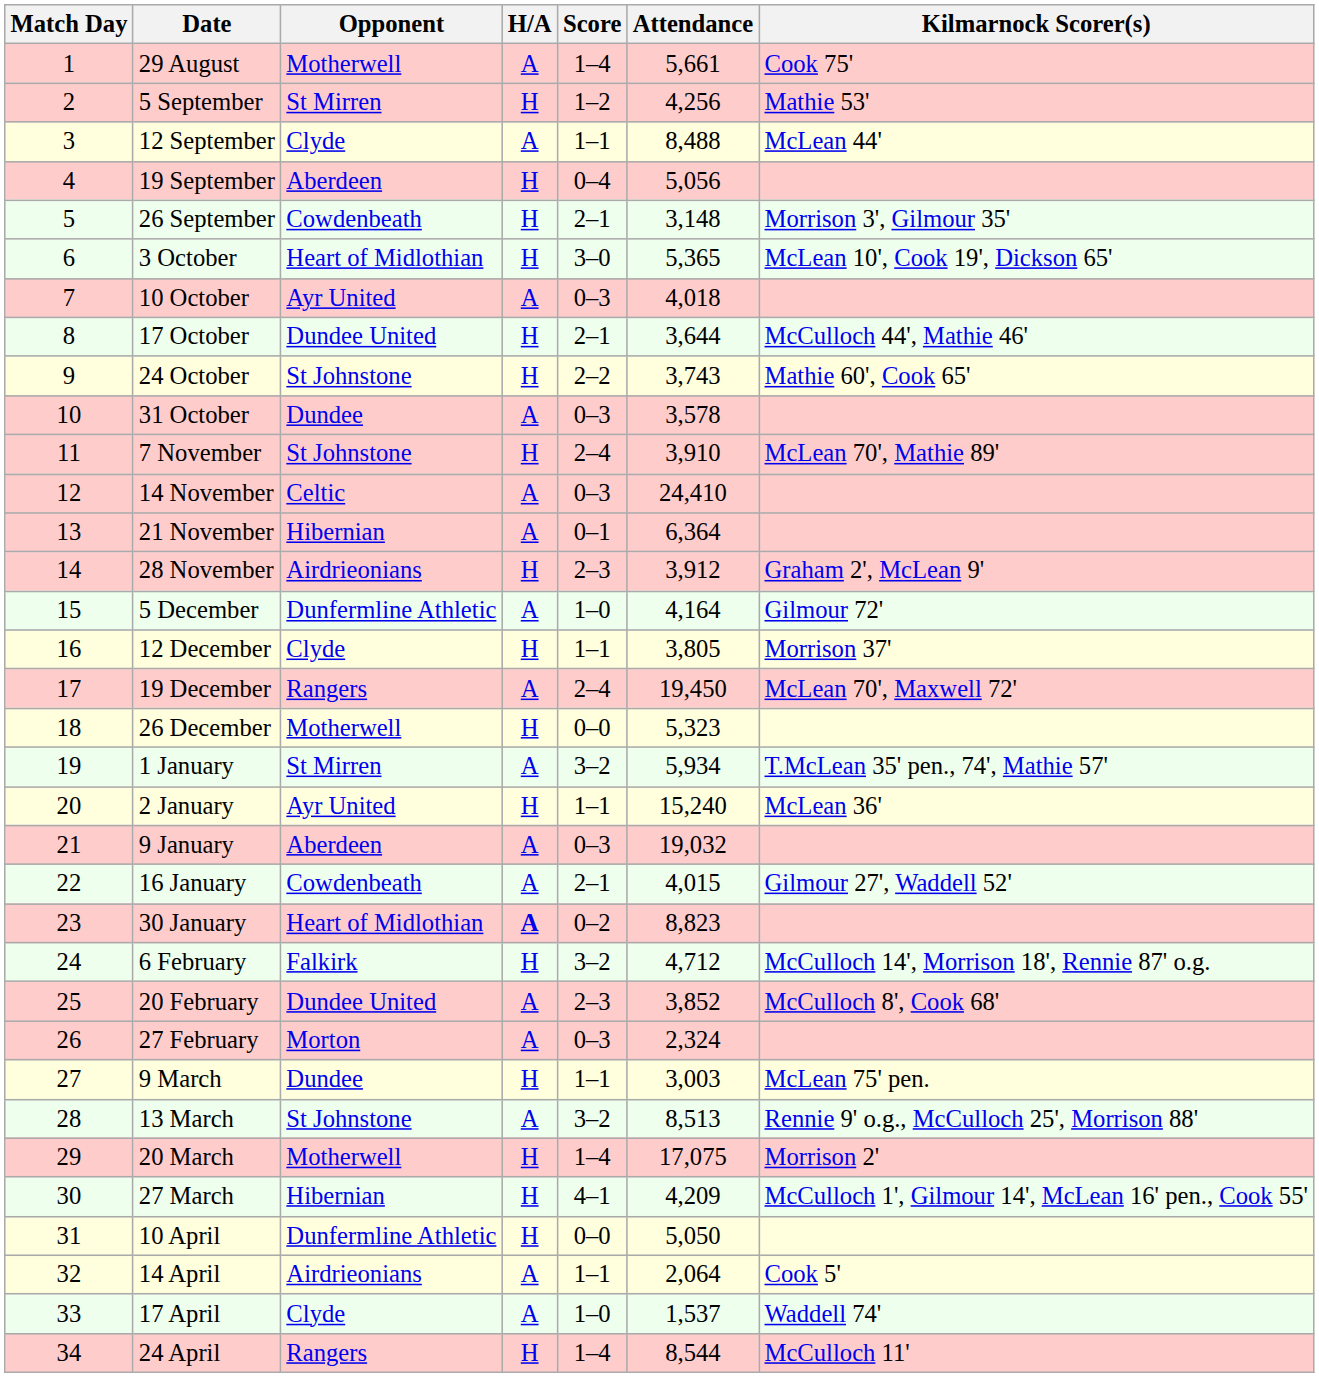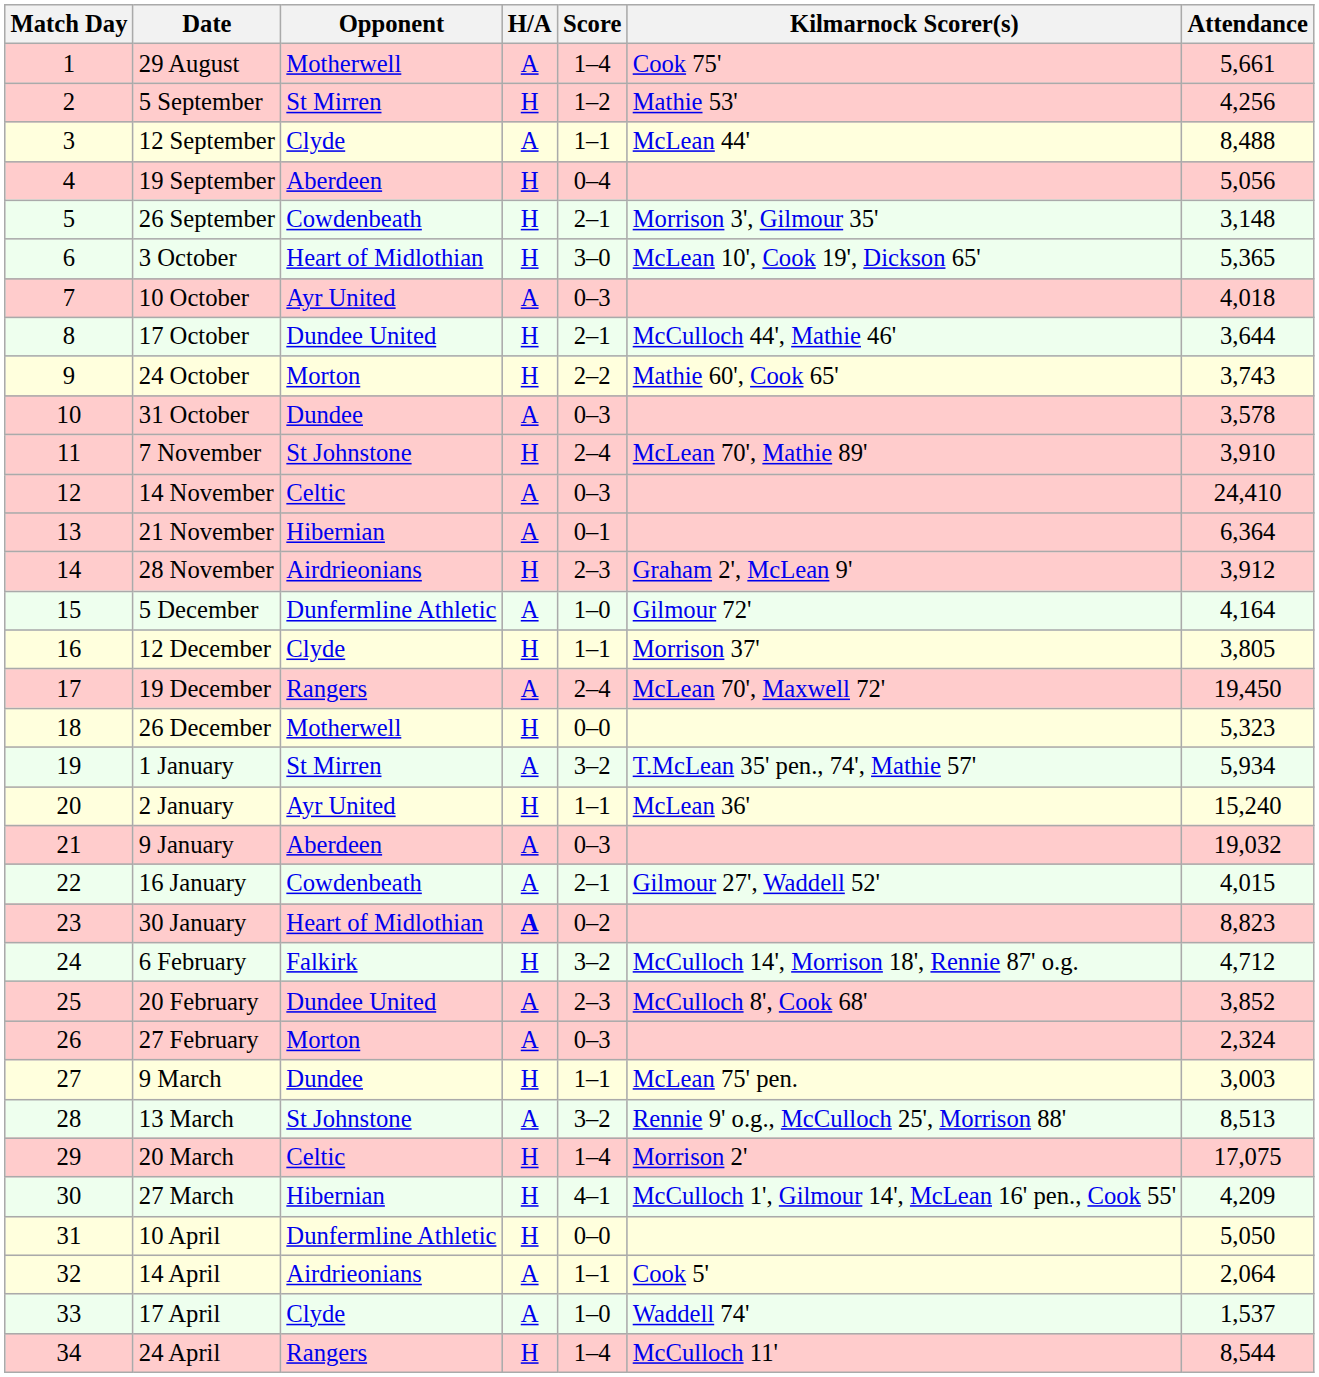columns swapped: (1036, 24) <-> (693, 24)
(349, 375) St Johnstone -> (323, 375) Morton
(344, 1157) Motherwell -> (316, 1157) Celtic
